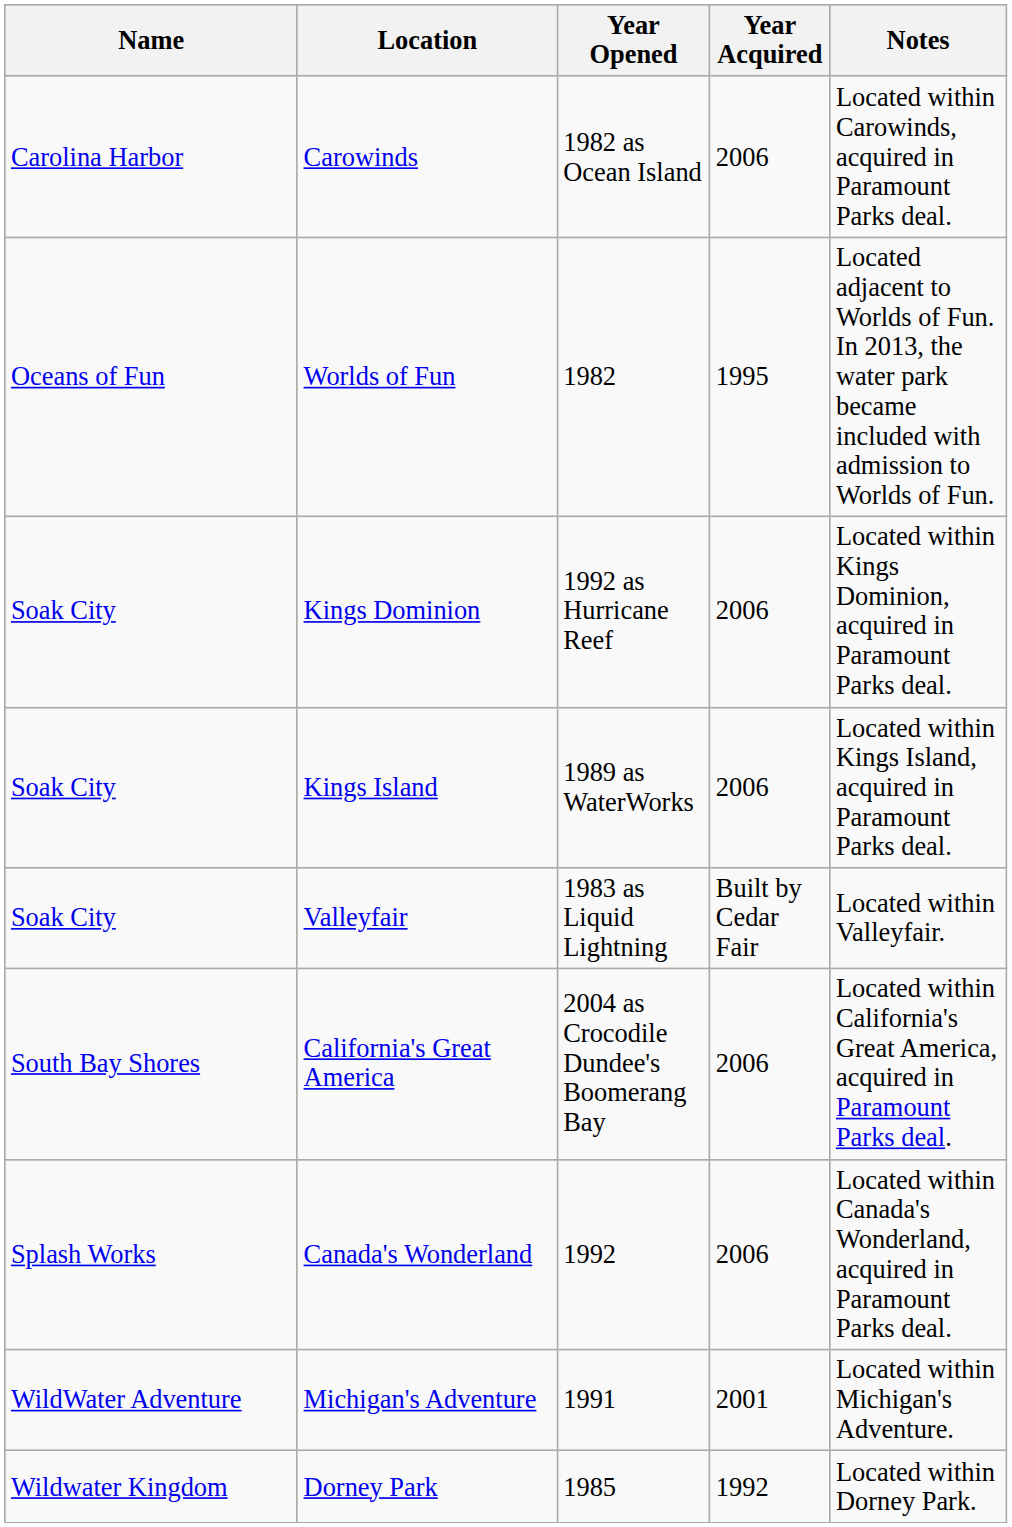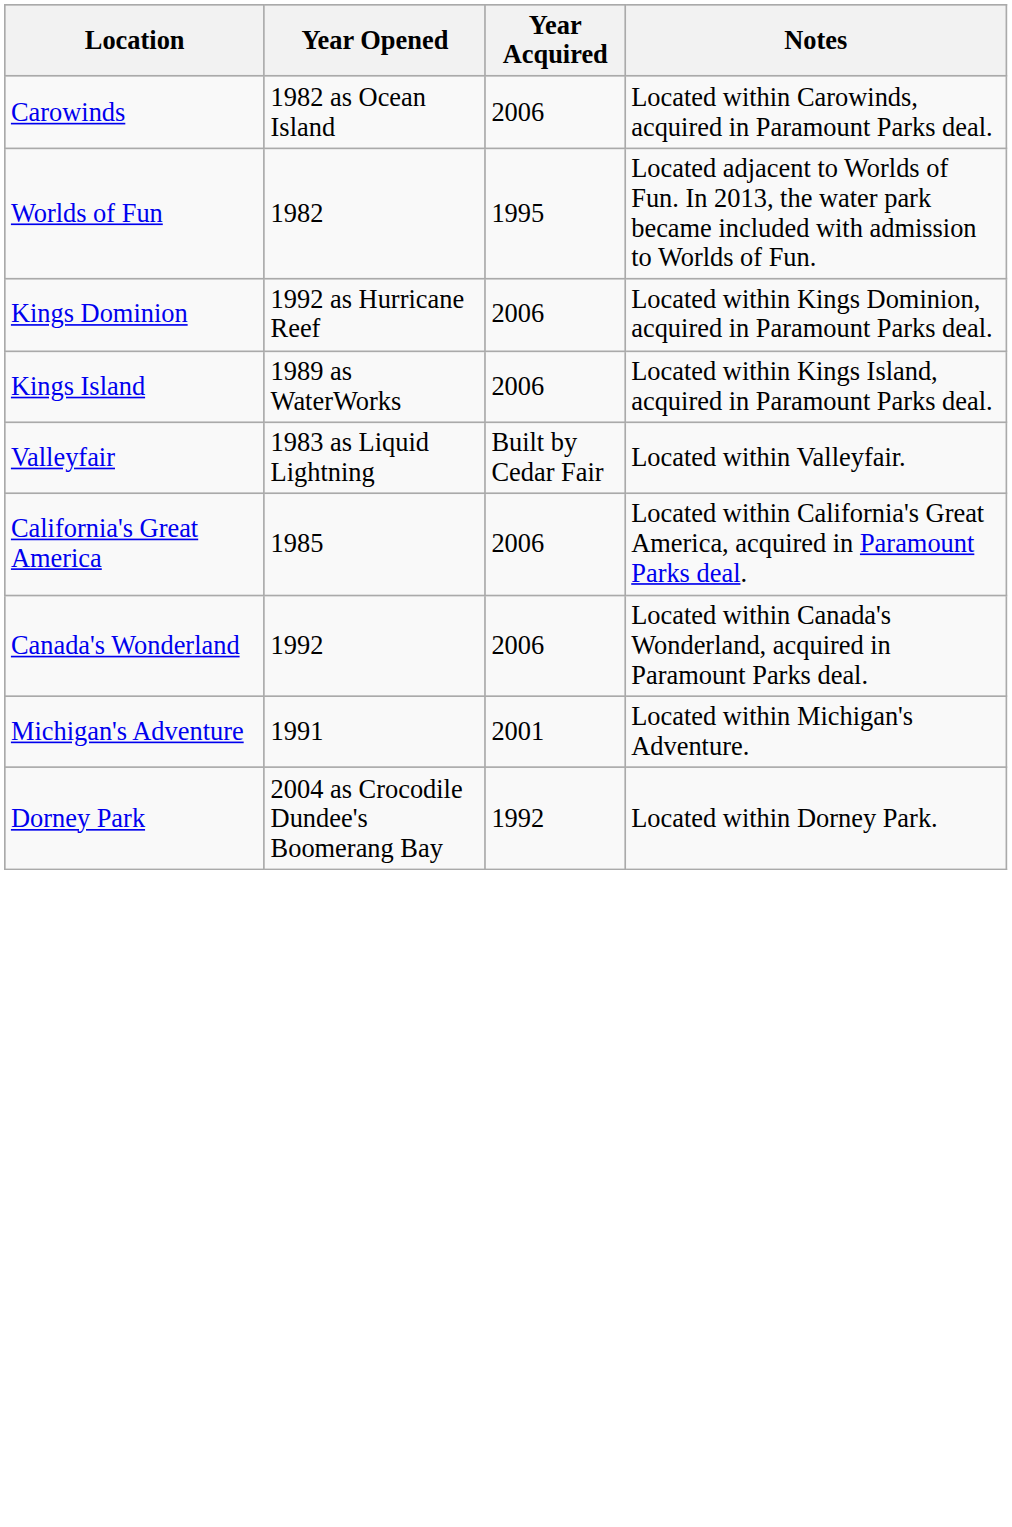- column: (151, 40)
(625, 1063) 2004 as Crocodile Dundee's Boomerang Bay -> (297, 543) 1985
(590, 1486) 1985 -> (367, 818) 2004 as Crocodile Dundee's Boomerang Bay
